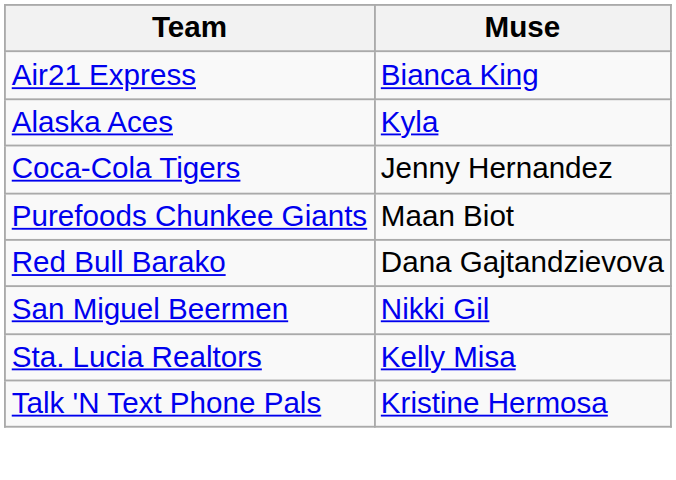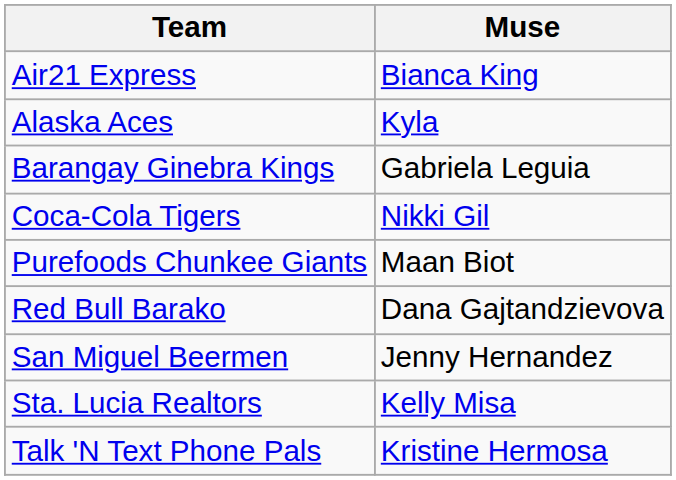+ row: (173, 168)
(497, 168) Jenny Hernandez -> (435, 215) Nikki Gil
(435, 309) Nikki Gil -> (497, 356) Jenny Hernandez
